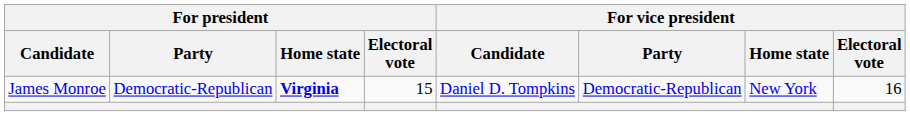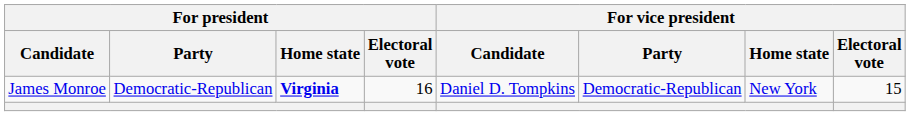(424, 89) 15 -> (424, 89) 16
(893, 89) 16 -> (893, 89) 15
